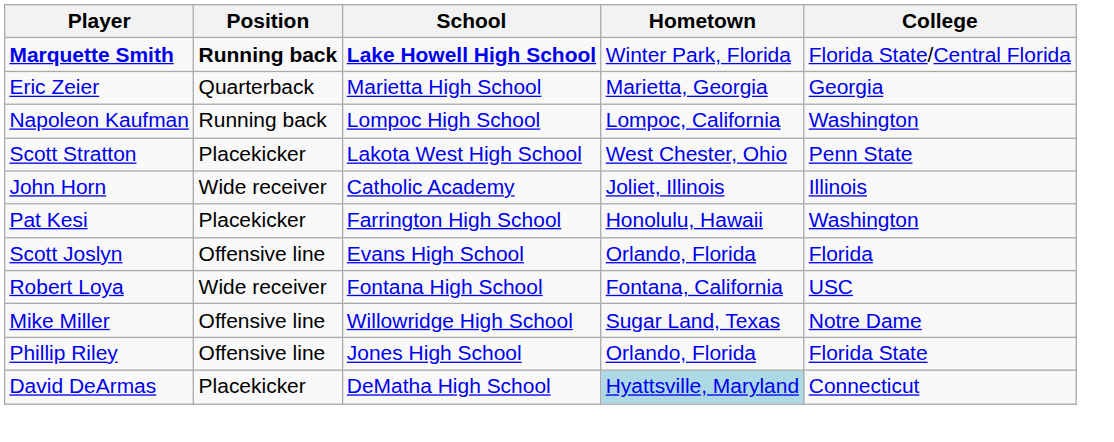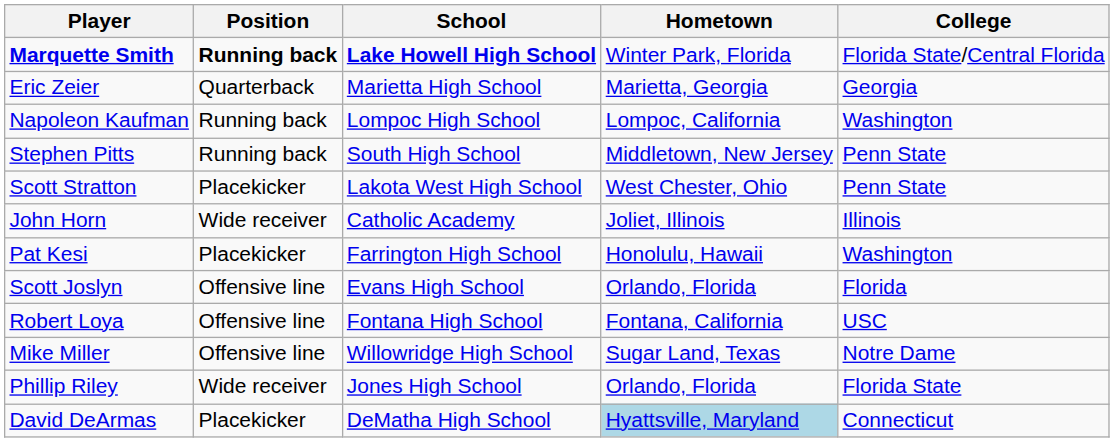+ row: (72, 154)
(263, 287) Wide receiver -> (262, 320) Offensive line
(262, 353) Offensive line -> (263, 386) Wide receiver
